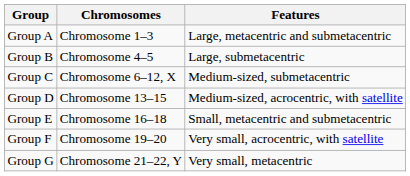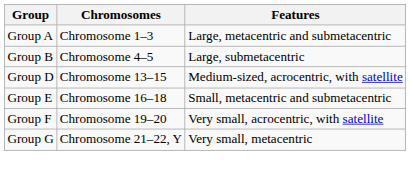- row: (30, 77)
